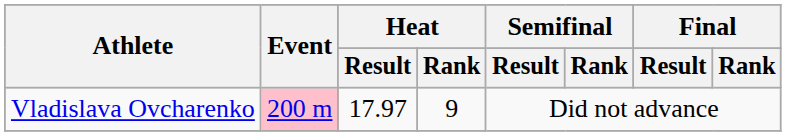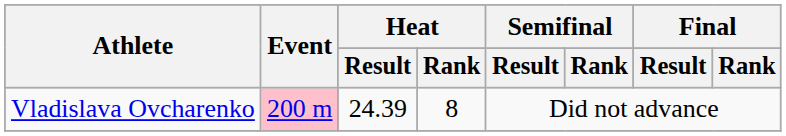(378, 109) 17.97 -> (378, 109) 24.39
(452, 109) 9 -> (452, 109) 8
